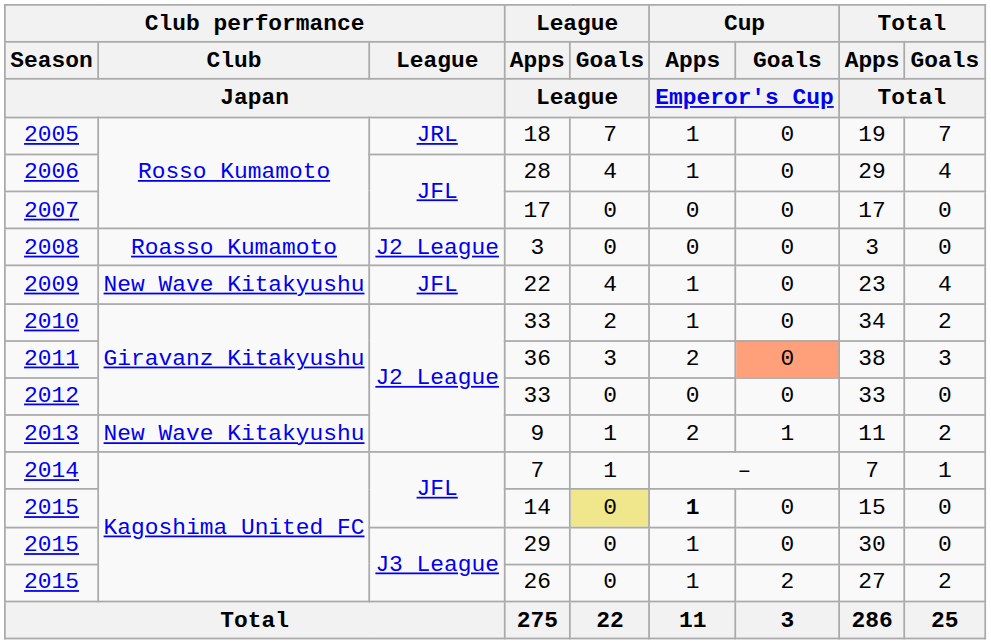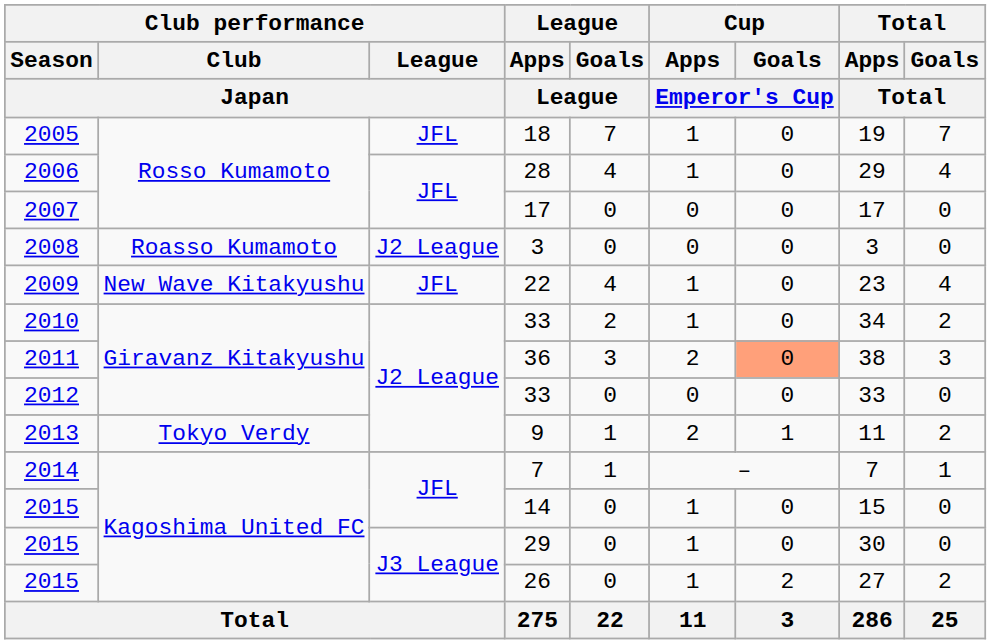(437, 135) JRL -> (437, 135) JFL
(234, 434) New Wave Kitakyushu -> (234, 434) Tokyo Verdy
(610, 508) khaki background -> (610, 508) no background
(693, 508) bold -> (693, 508) normal
